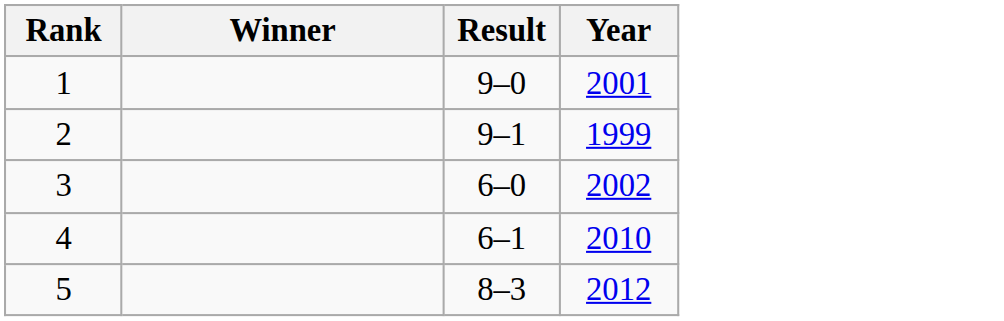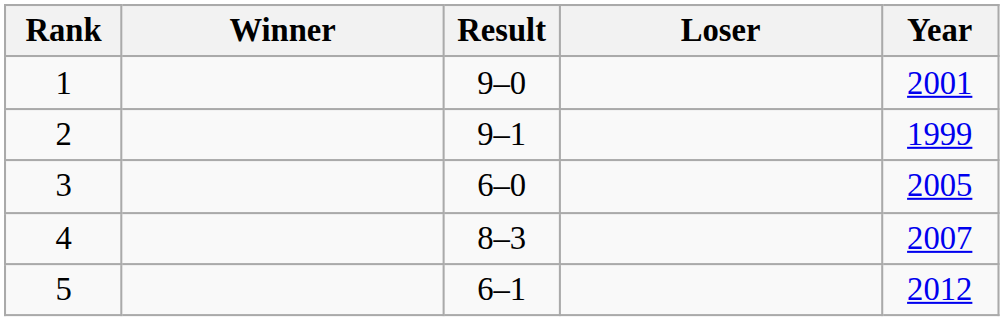+ column: (721, 30)
(619, 185) 2002 -> (940, 185) 2005
(502, 237) 6–1 -> (502, 237) 8–3
(619, 237) 2010 -> (940, 237) 2007
(502, 289) 8–3 -> (502, 289) 6–1
